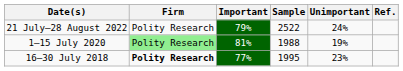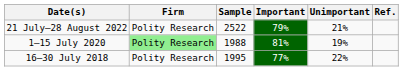columns swapped: (289, 12) <-> (243, 12)
(340, 27) 24% -> (340, 27) 21%
(173, 58) bold -> (173, 58) normal
(340, 58) 23% -> (340, 58) 22%
